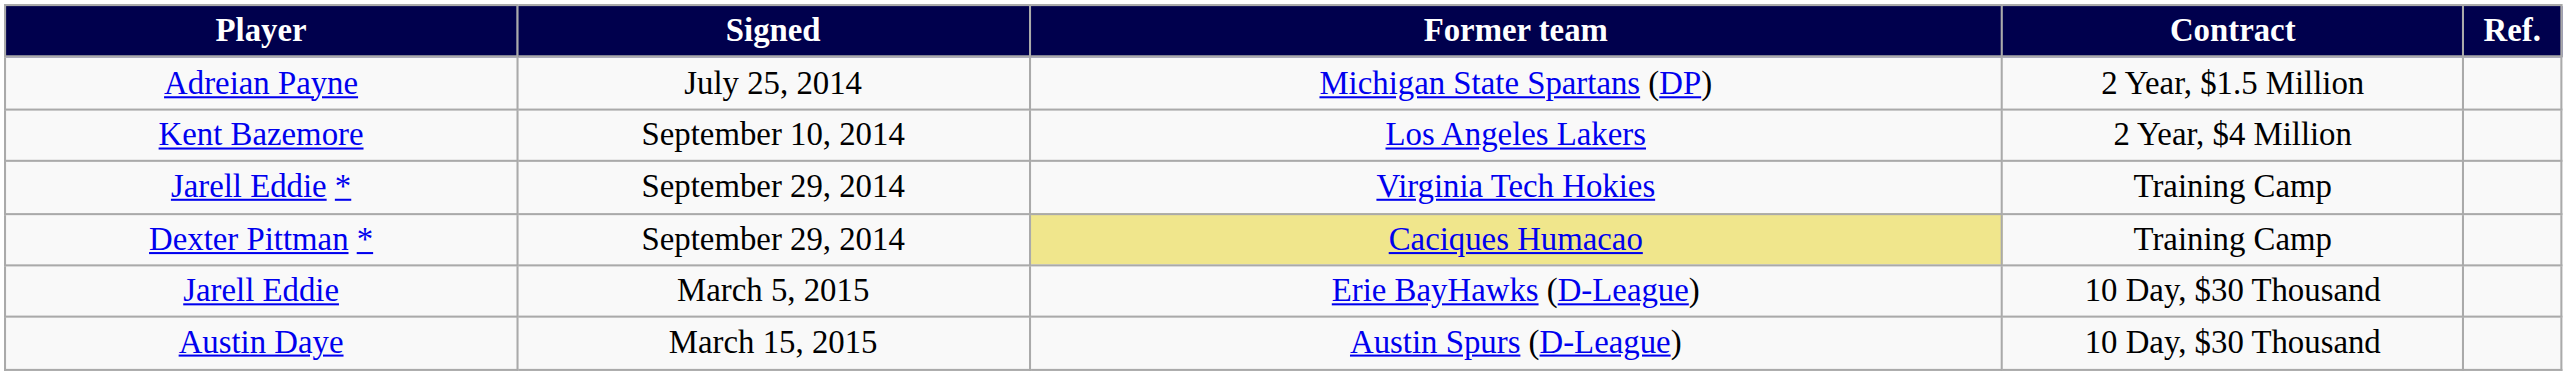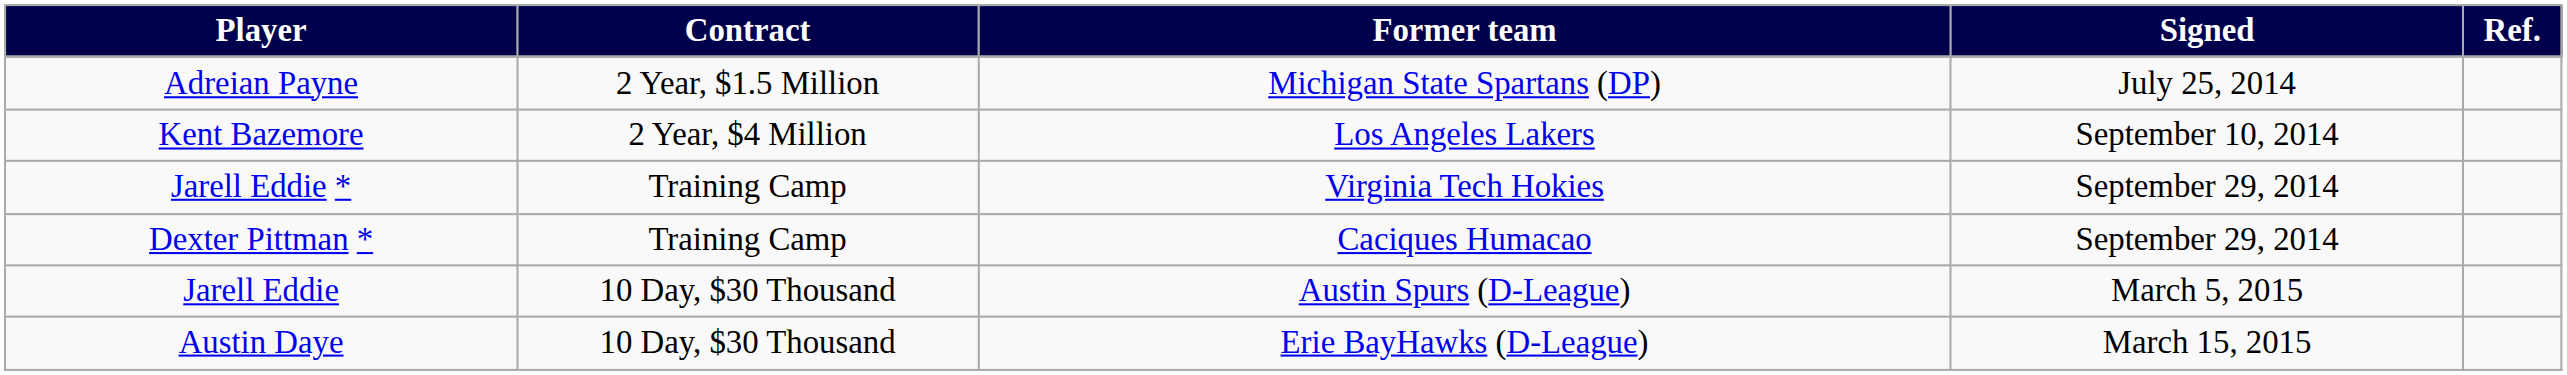columns swapped: (773, 30) <-> (2233, 30)
(1516, 238) khaki background -> (1465, 238) no background
(1516, 290) Erie BayHawks (D-League) -> (1465, 290) Austin Spurs (D-League)
(1516, 342) Austin Spurs (D-League) -> (1465, 342) Erie BayHawks (D-League)
